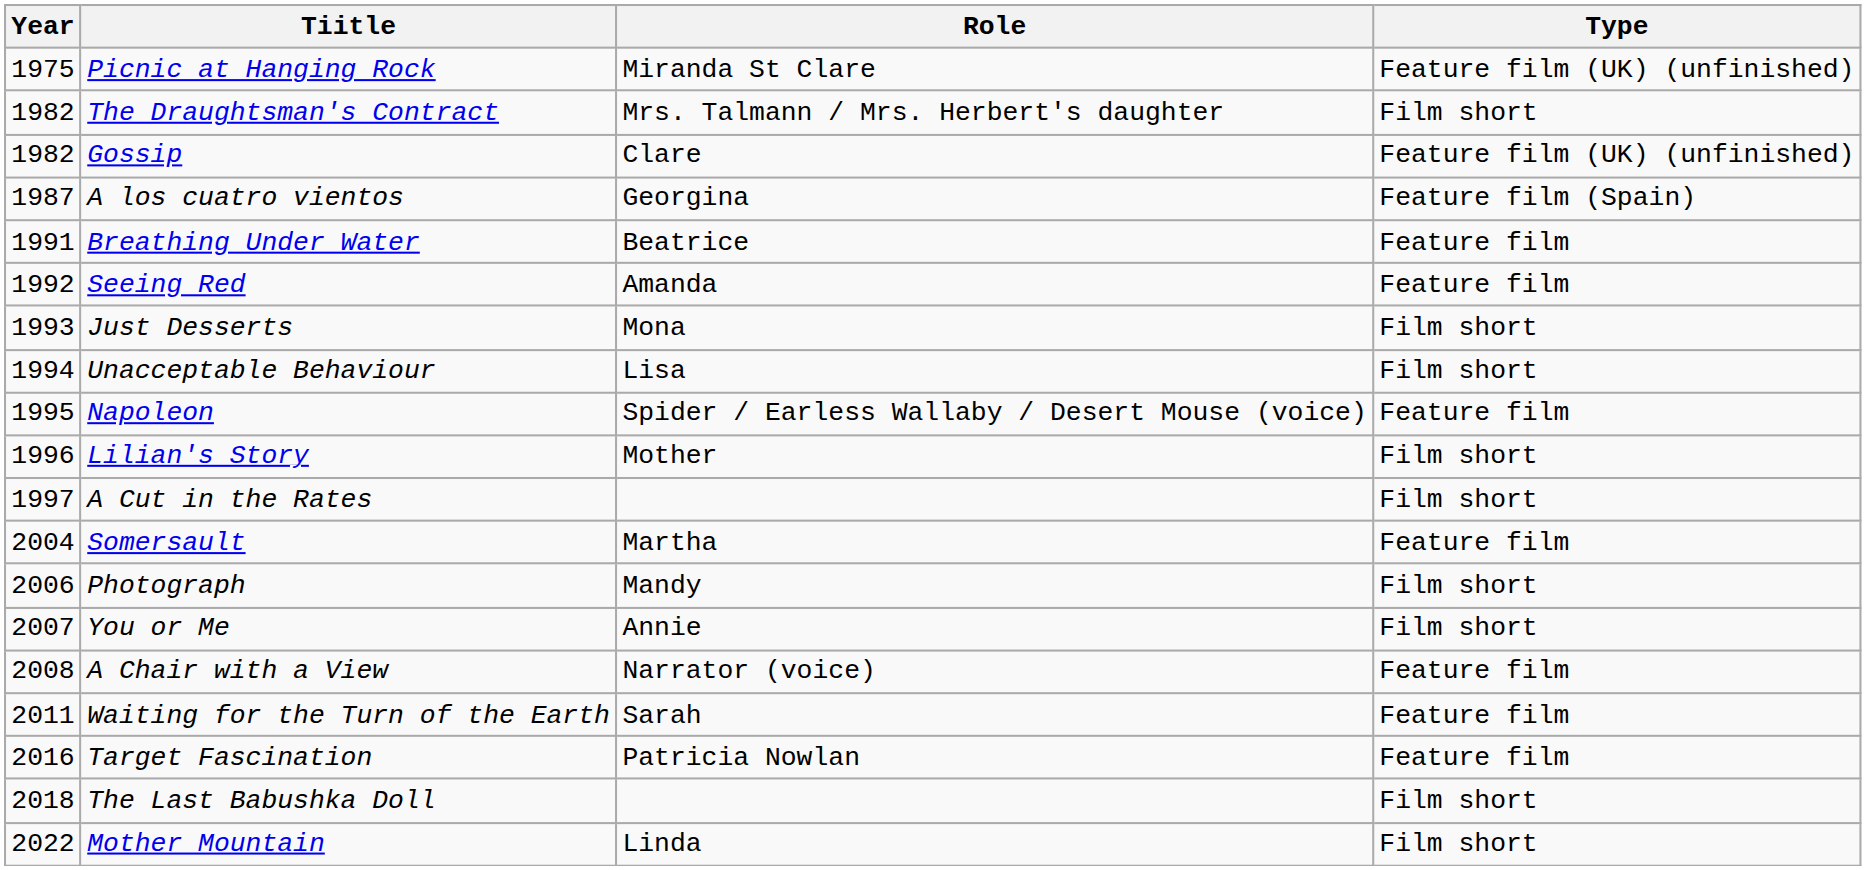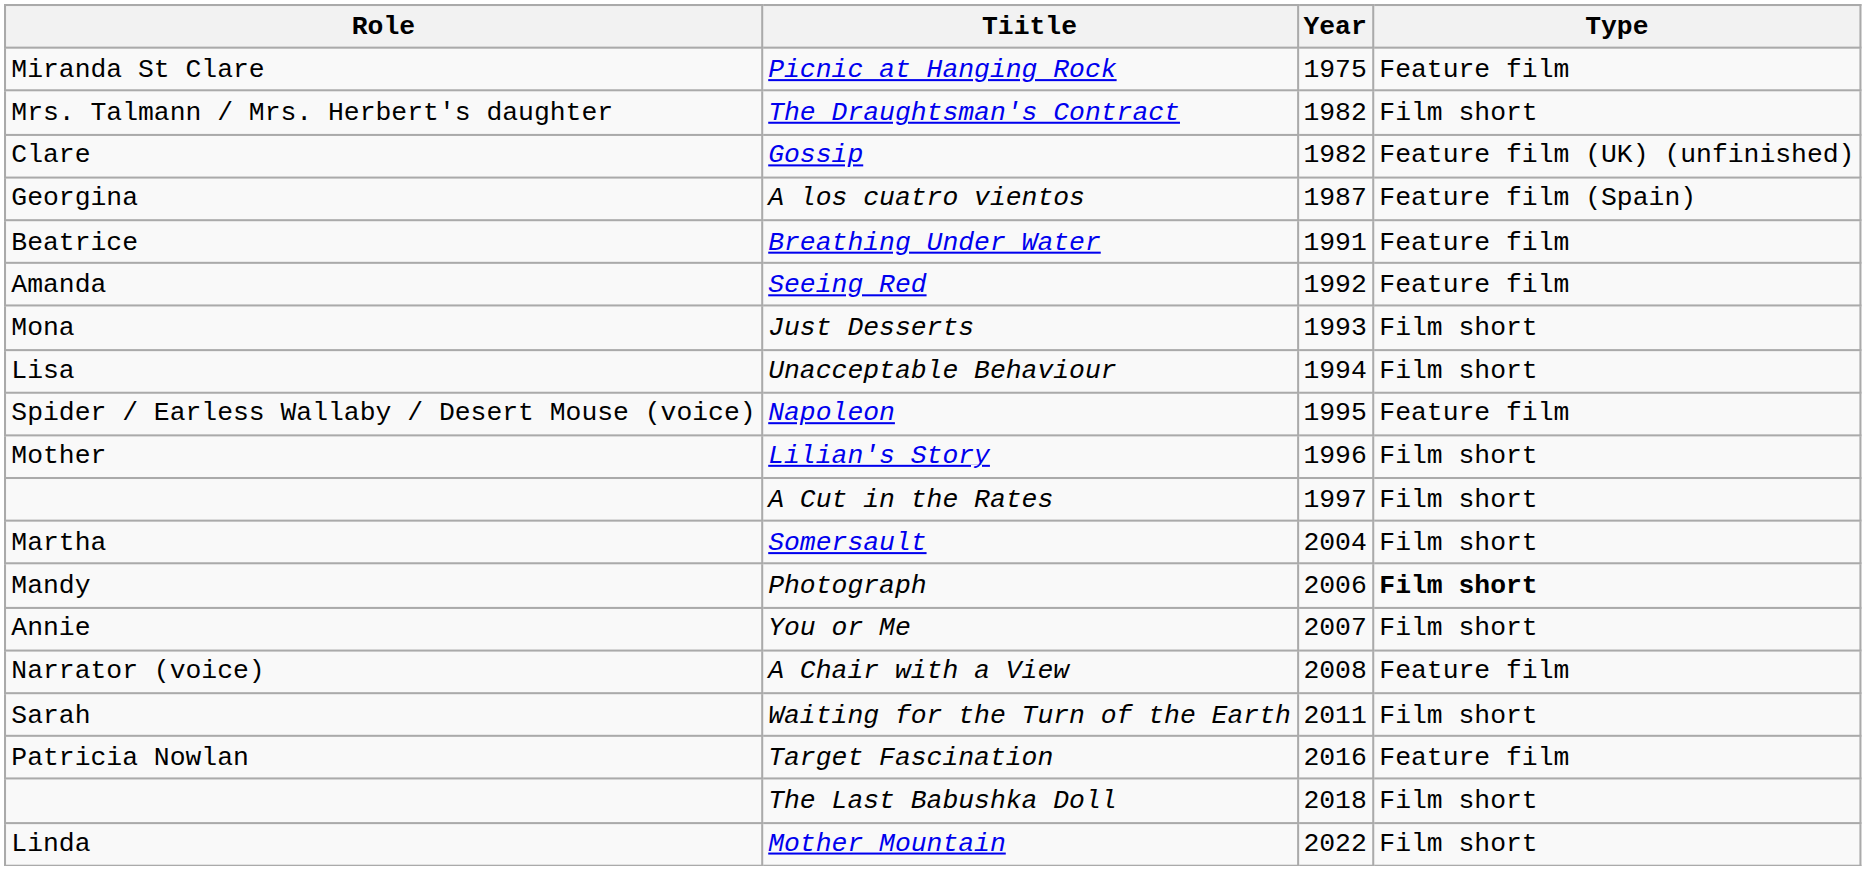columns swapped: (43, 27) <-> (995, 27)
(1617, 70) Feature film (UK) (unfinished) -> (1474, 70) Feature film
(1474, 543) Feature film -> (1459, 543) Film short
(1459, 586) normal -> (1459, 586) bold
(1474, 715) Feature film -> (1459, 715) Film short
